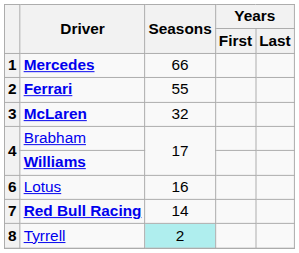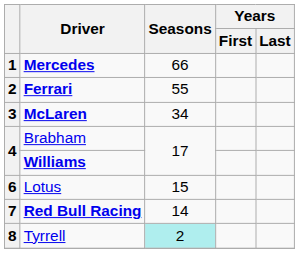(180, 114) 32 -> (180, 114) 34
(180, 187) 16 -> (180, 187) 15
